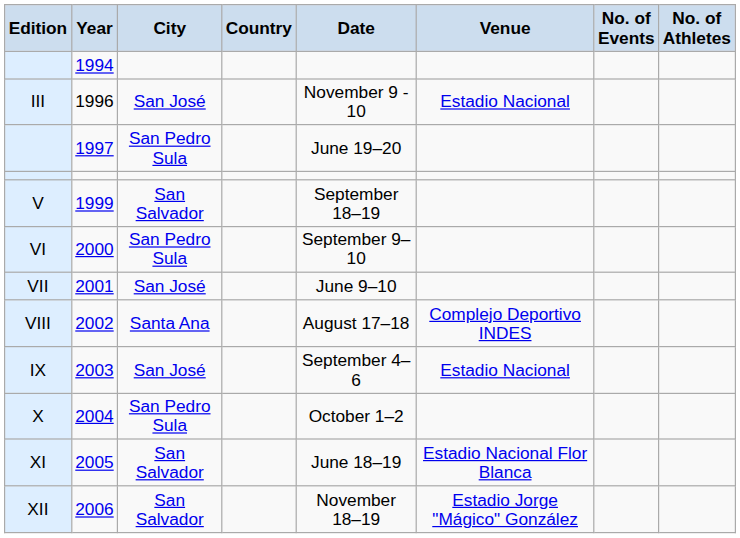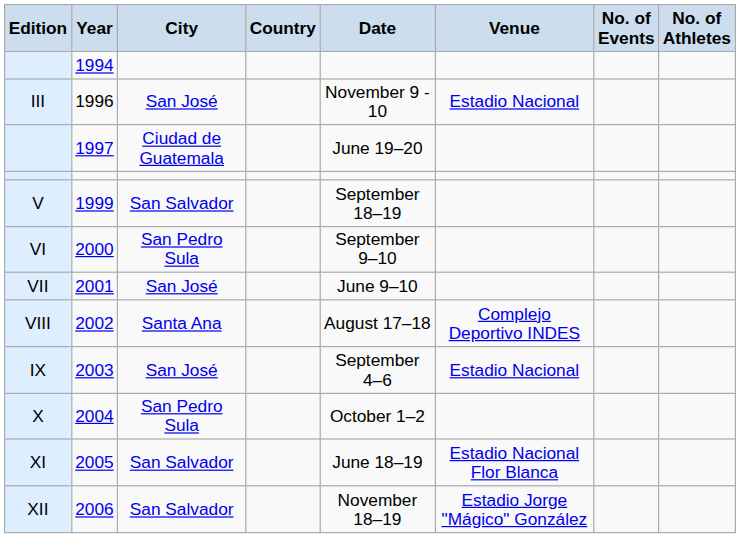(170, 149) San Pedro Sula -> (182, 149) Ciudad de Guatemala
